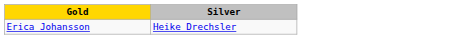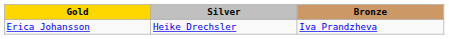+ column: (370, 12)
